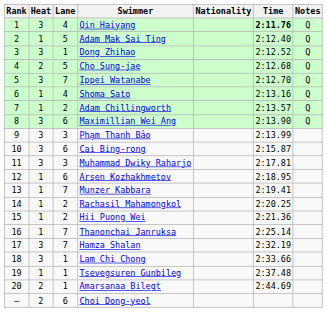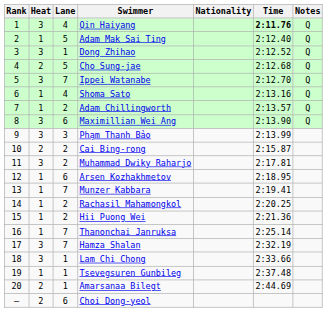(41, 149) 3 -> (41, 149) 2
(65, 149) 6 -> (65, 149) 2
(65, 163) 3 -> (65, 163) 2
